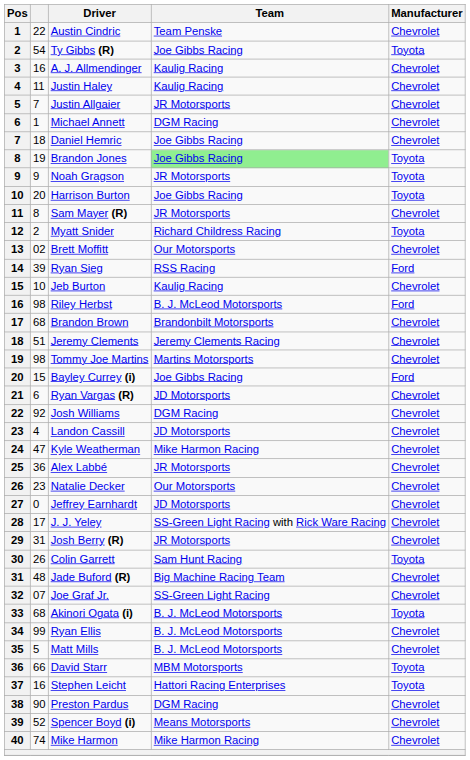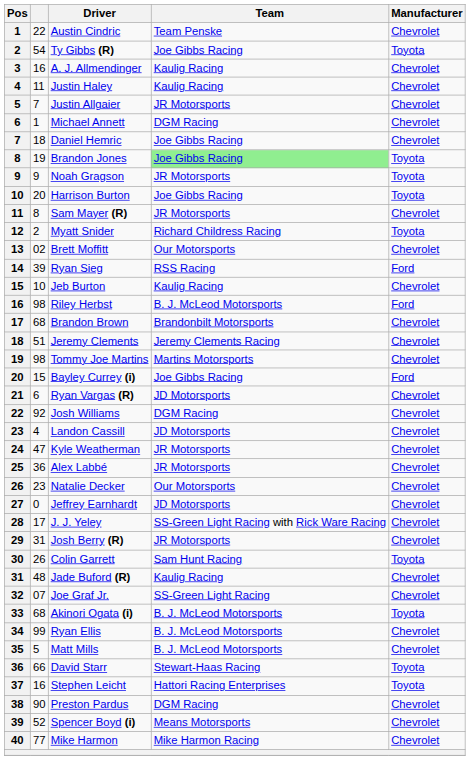(206, 449) Mike Harmon Racing -> (192, 449) JR Motorsports
(219, 576) Big Machine Racing Team -> (189, 576) Kaulig Racing
(198, 667) MBM Motorsports -> (207, 667) Stewart-Haas Racing
(39, 740) 74 -> (39, 740) 77
